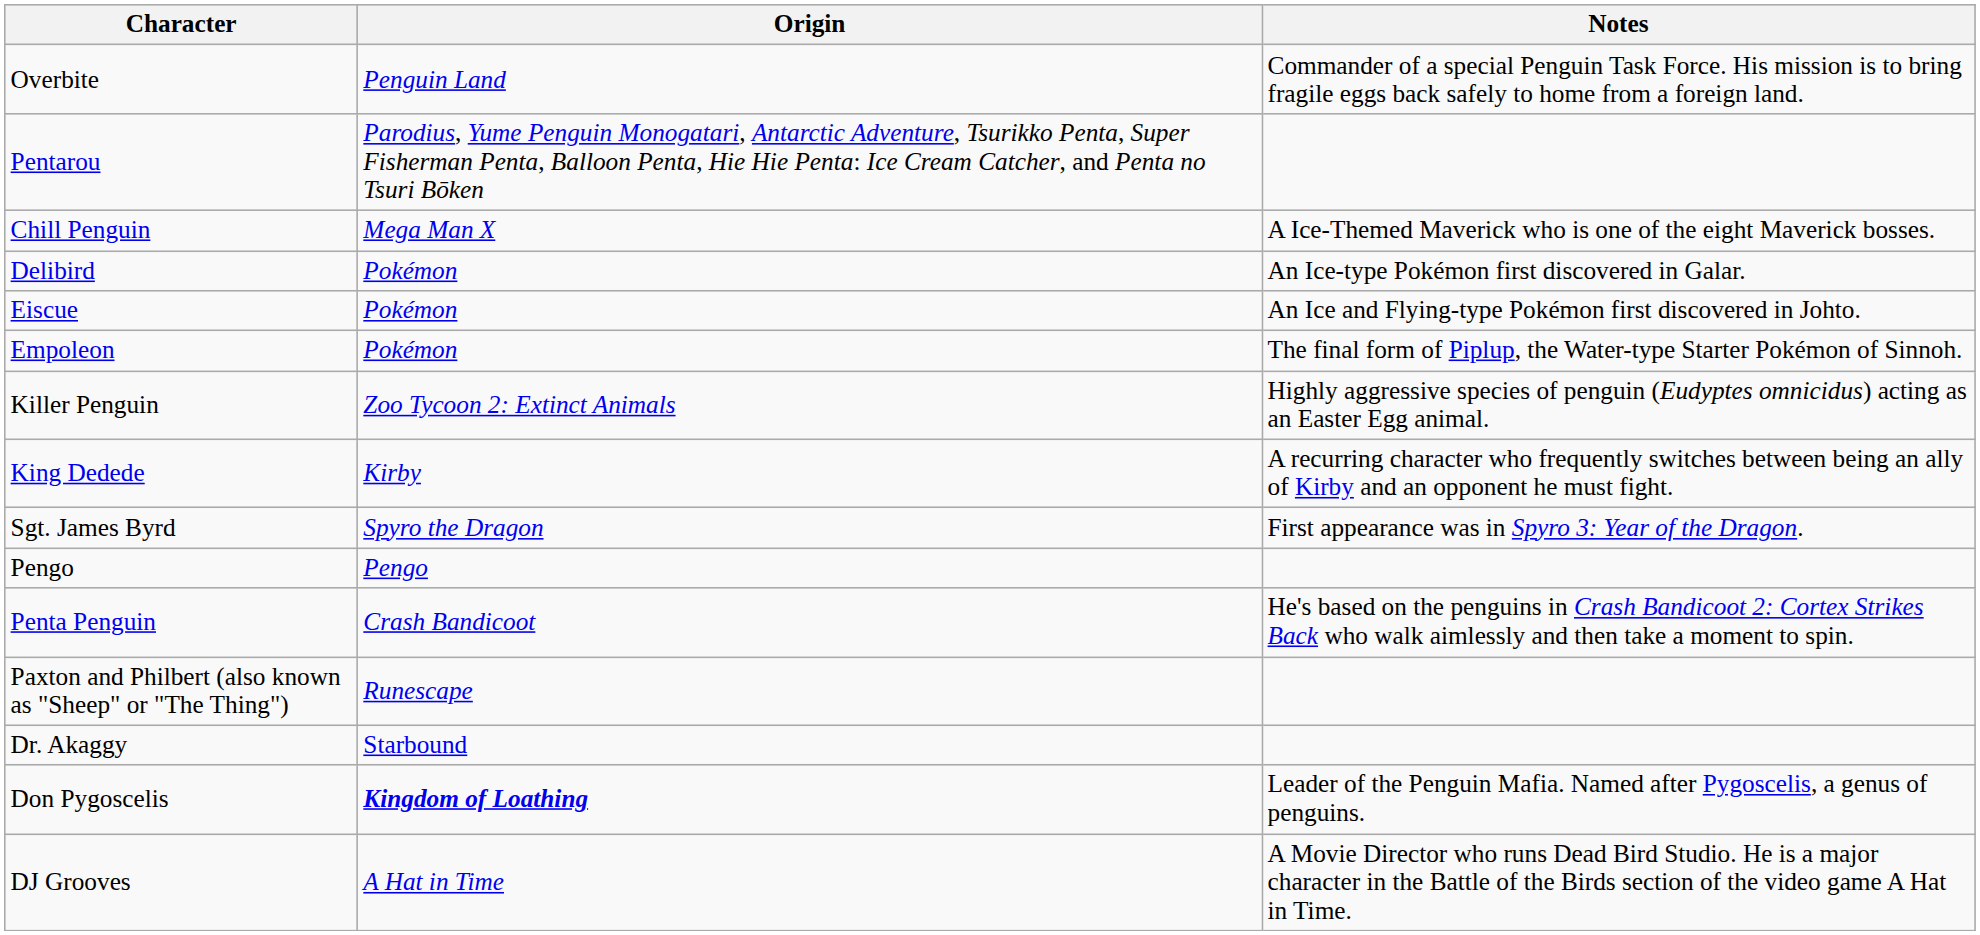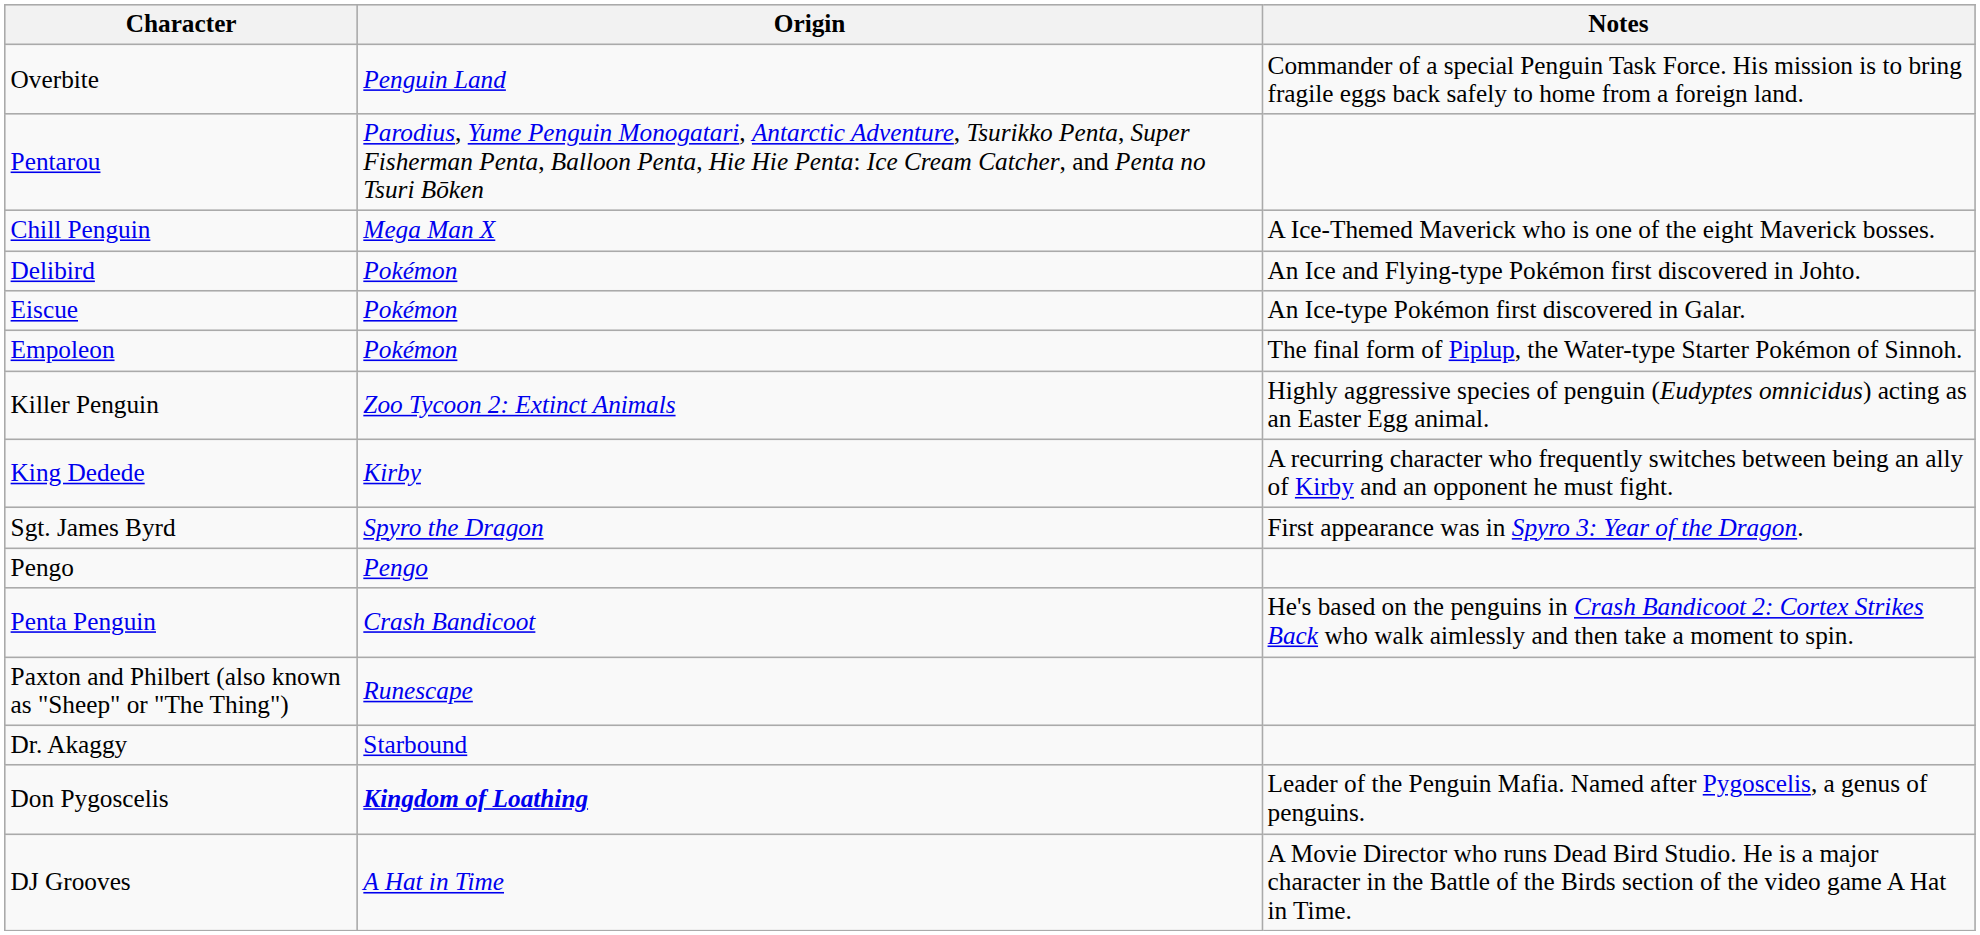(1507, 270) An Ice-type Pokémon first discovered in Galar. -> (1564, 270) An Ice and Flying-type Pokémon first discovered in Johto.
(1564, 310) An Ice and Flying-type Pokémon first discovered in Johto. -> (1507, 310) An Ice-type Pokémon first discovered in Galar.
